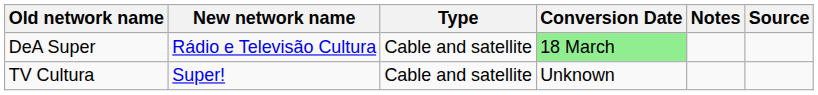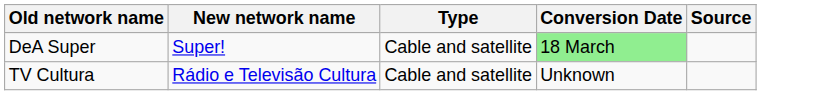- column: (716, 18)
(274, 47) Rádio e Televisão Cultura -> (199, 47) Super!
(199, 75) Super! -> (274, 75) Rádio e Televisão Cultura
